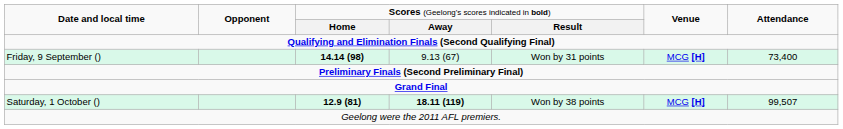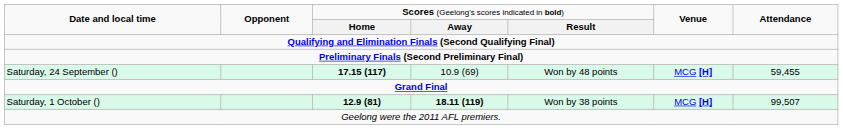- row: (54, 57)
+ row: (62, 72)
